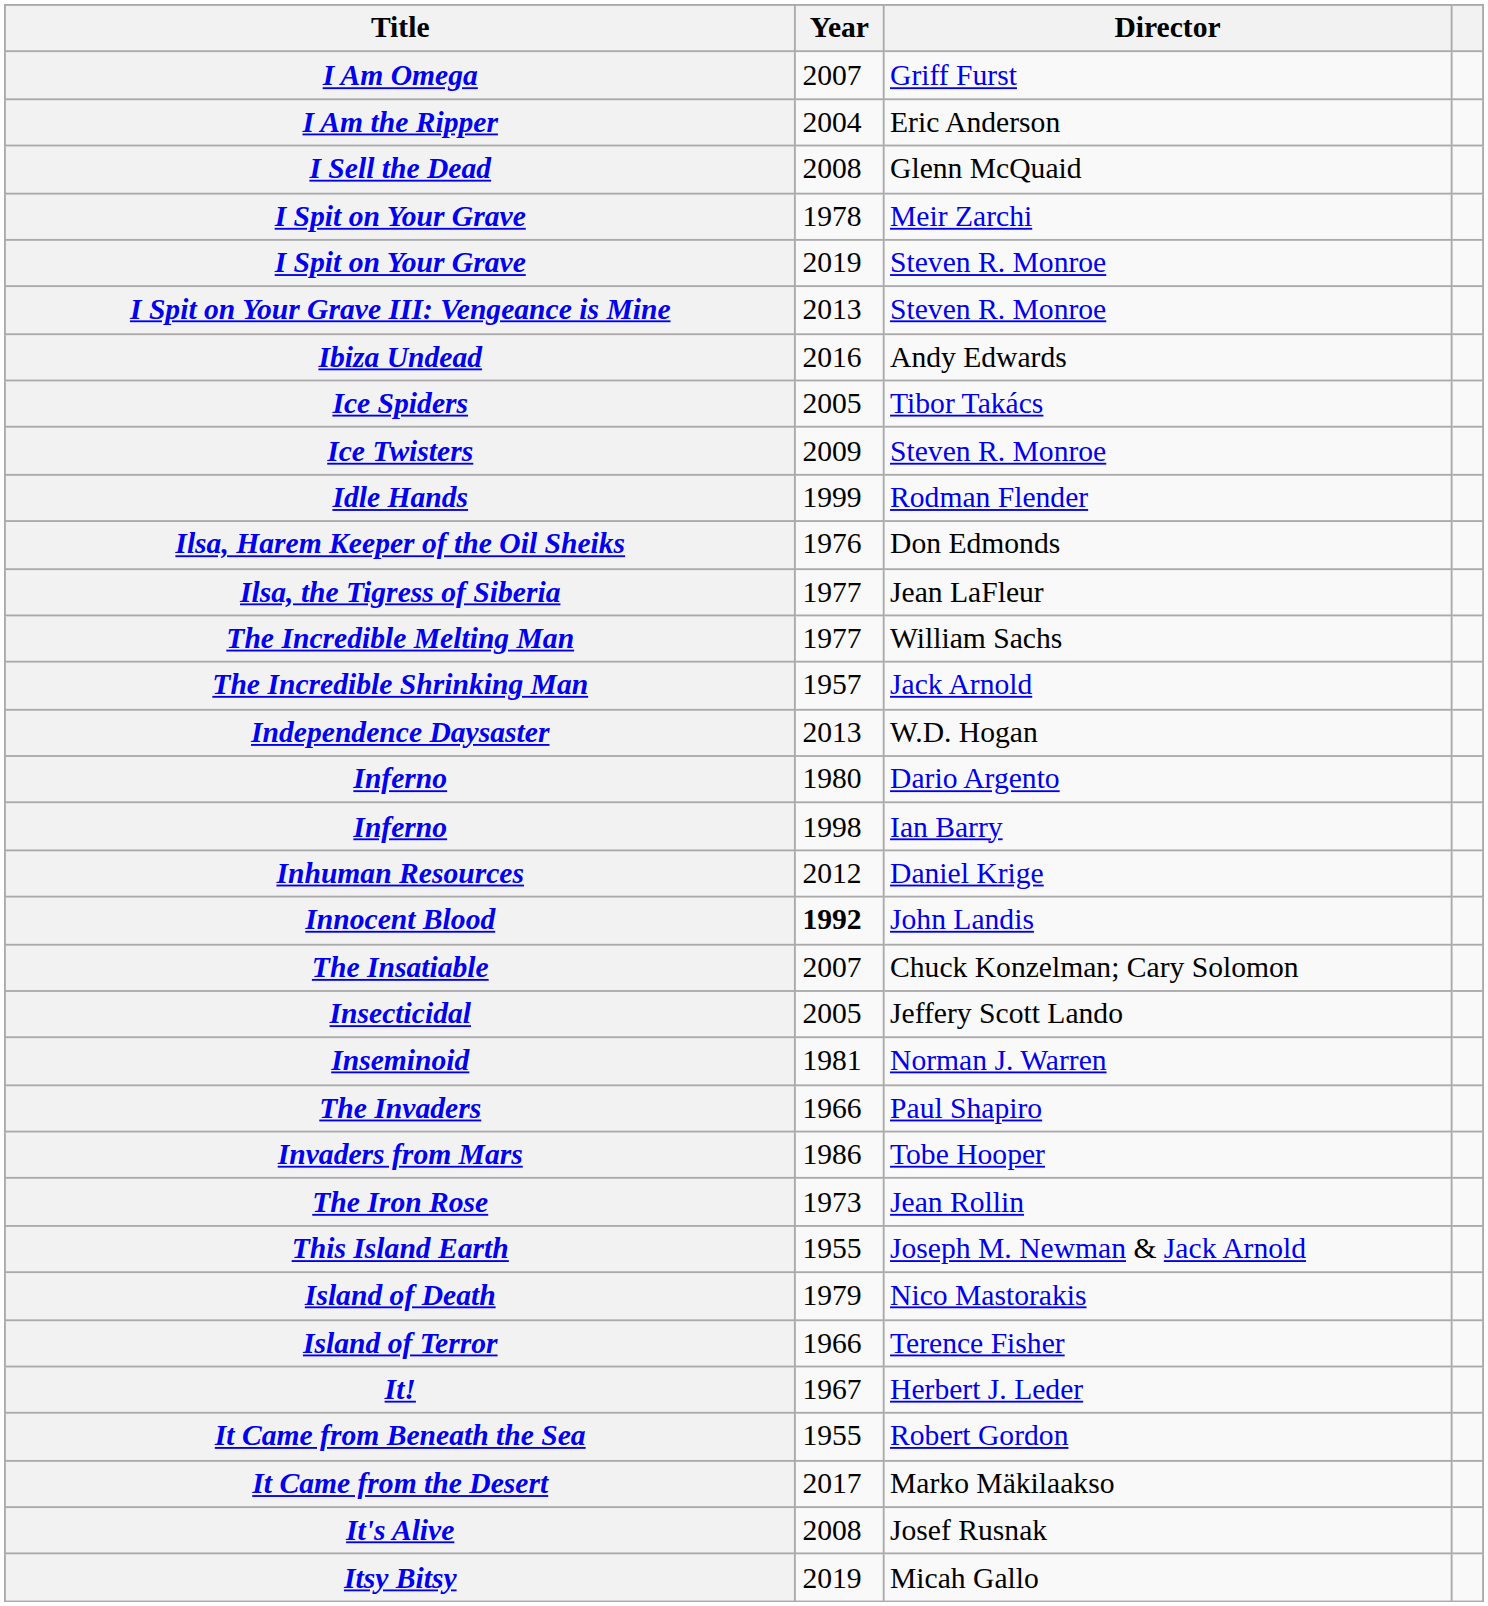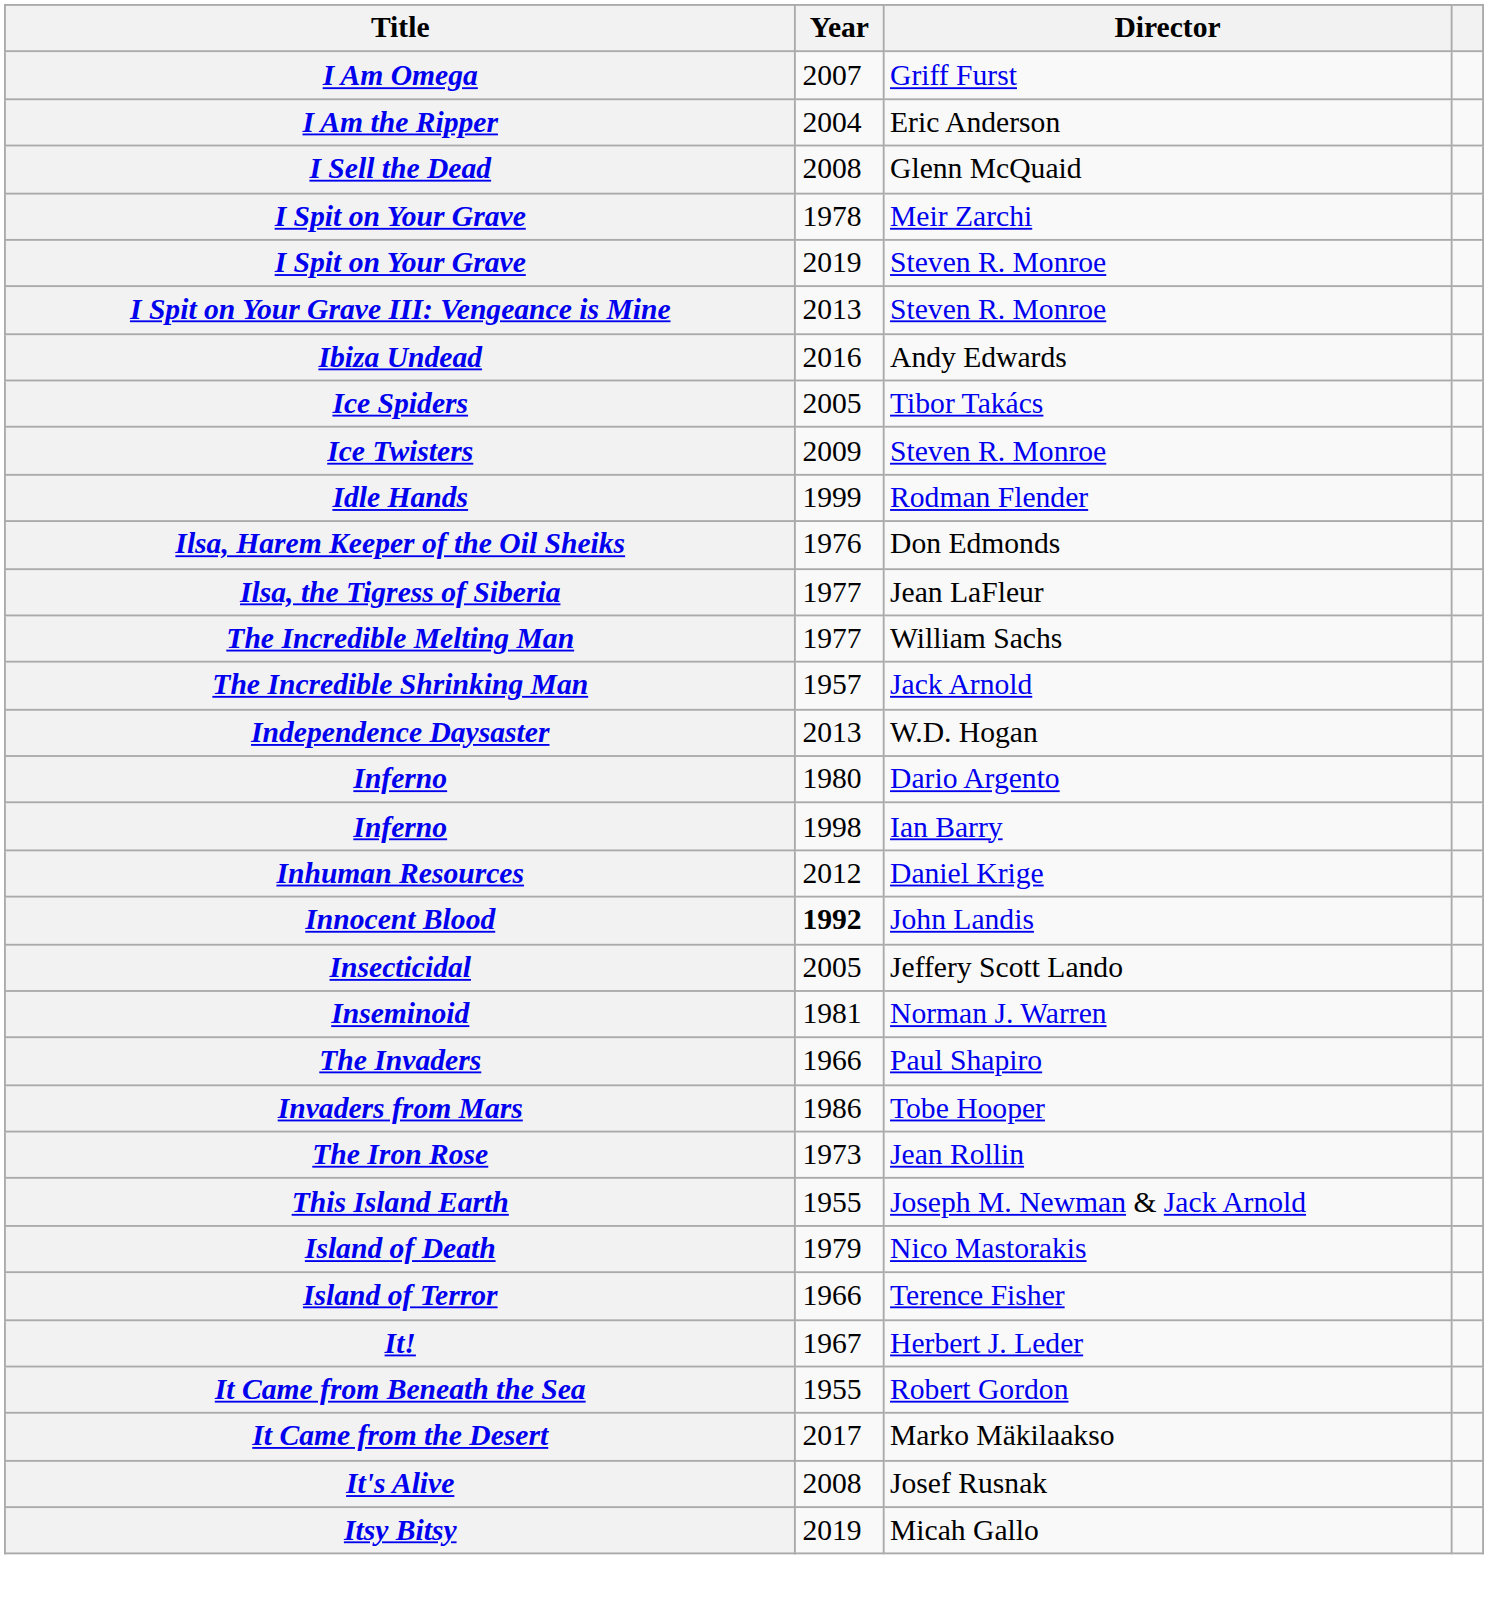- row: (400, 966)
